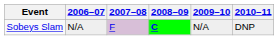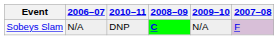columns swapped: (128, 12) <-> (253, 12)
